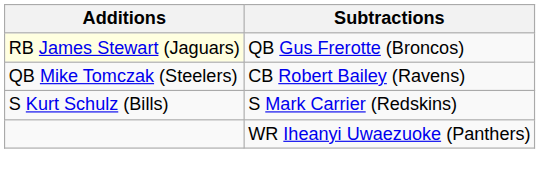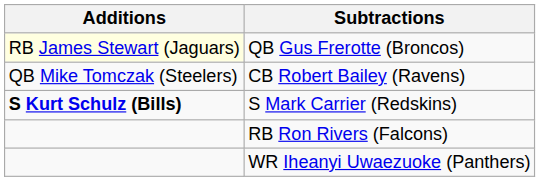(89, 104) normal -> (95, 104) bold
+ row: (348, 133)
